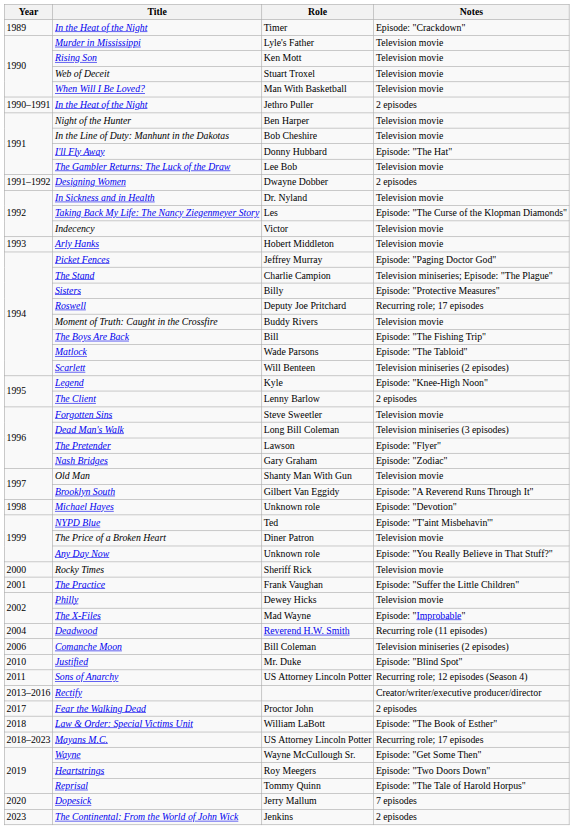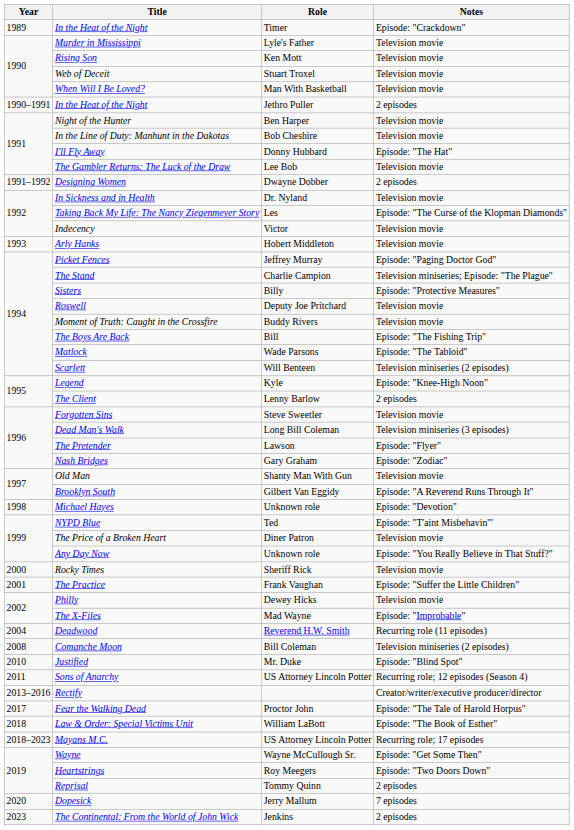(430, 306) Recurring role; 17 episodes -> (410, 306) Television movie
(16, 646) 2006 -> (16, 646) 2008
(396, 708) 2 episodes -> (451, 708) Episode: "The Tale of Harold Horpus"
(451, 786) Episode: "The Tale of Harold Horpus" -> (396, 786) 2 episodes
